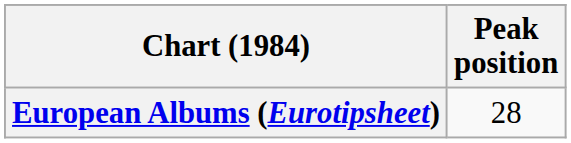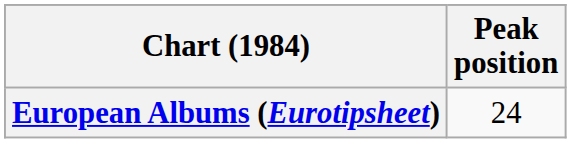(506, 112) 28 -> (506, 112) 24
